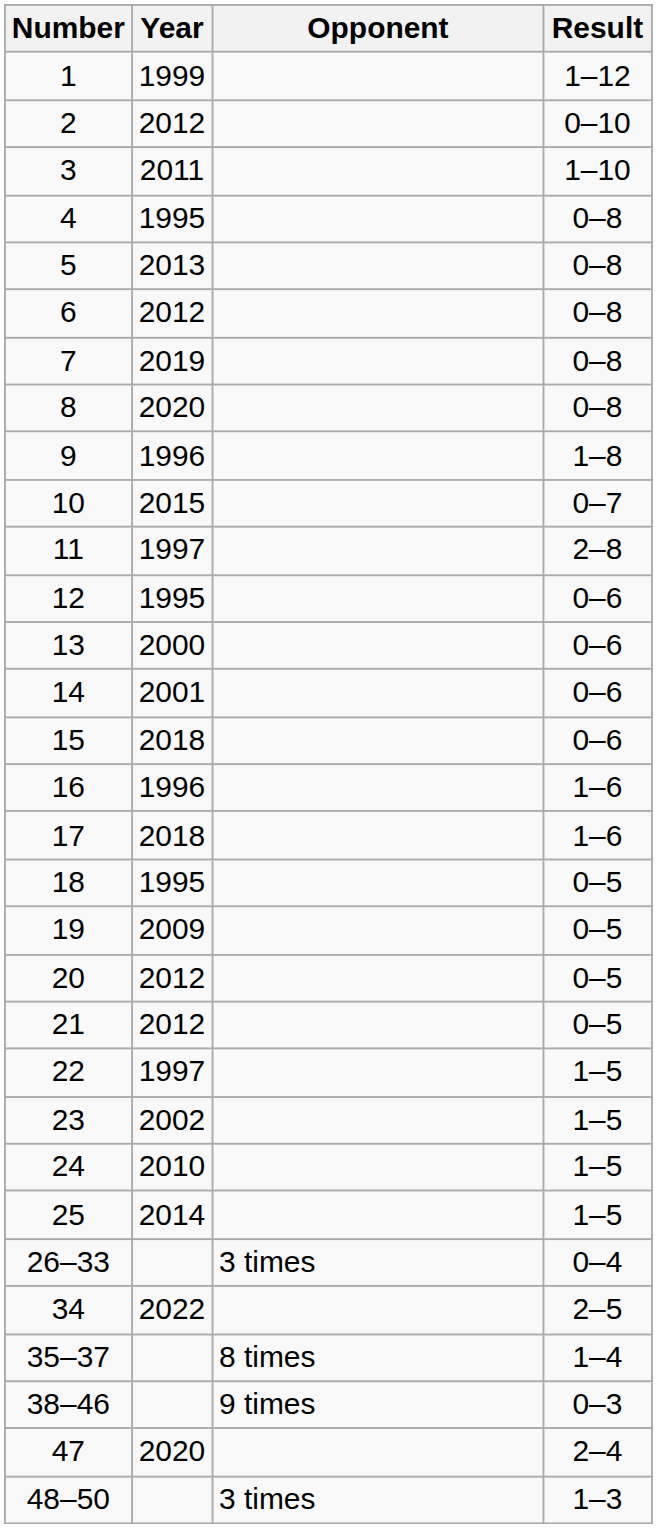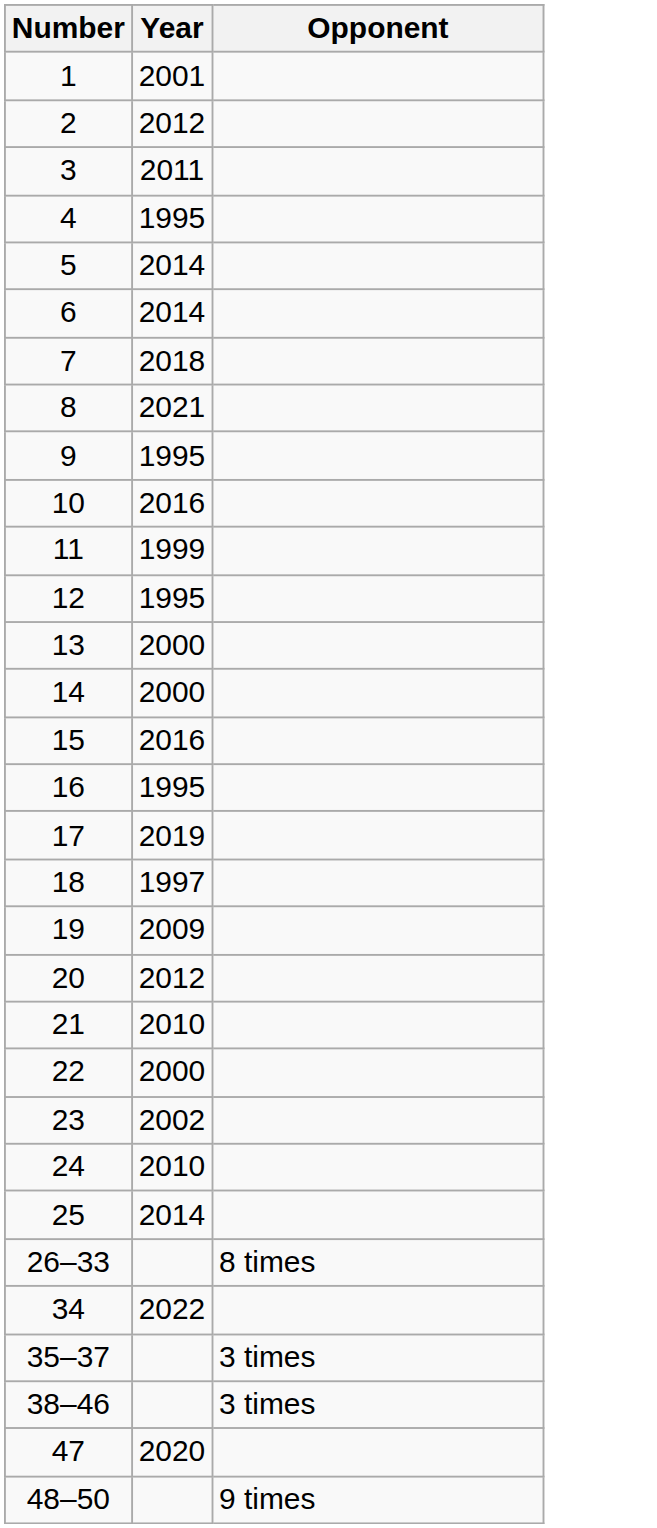- column: (597, 28)
(172, 75) 1999 -> (172, 75) 2001
(172, 265) 2013 -> (172, 265) 2014
(172, 312) 2012 -> (172, 312) 2014
(172, 360) 2019 -> (172, 360) 2018
(172, 407) 2020 -> (172, 407) 2021
(172, 455) 1996 -> (172, 455) 1995
(172, 502) 2015 -> (172, 502) 2016
(172, 550) 1997 -> (172, 550) 1999
(172, 692) 2001 -> (172, 692) 2000
(172, 739) 2018 -> (172, 739) 2016
(172, 787) 1996 -> (172, 787) 1995
(172, 834) 2018 -> (172, 834) 2019
(172, 882) 1995 -> (172, 882) 1997
(172, 1024) 2012 -> (172, 1024) 2010
(172, 1072) 1997 -> (172, 1072) 2000
(267, 1261) 3 times -> (267, 1261) 8 times
(267, 1356) 8 times -> (267, 1356) 3 times
(267, 1404) 9 times -> (267, 1404) 3 times
(267, 1499) 3 times -> (267, 1499) 9 times
